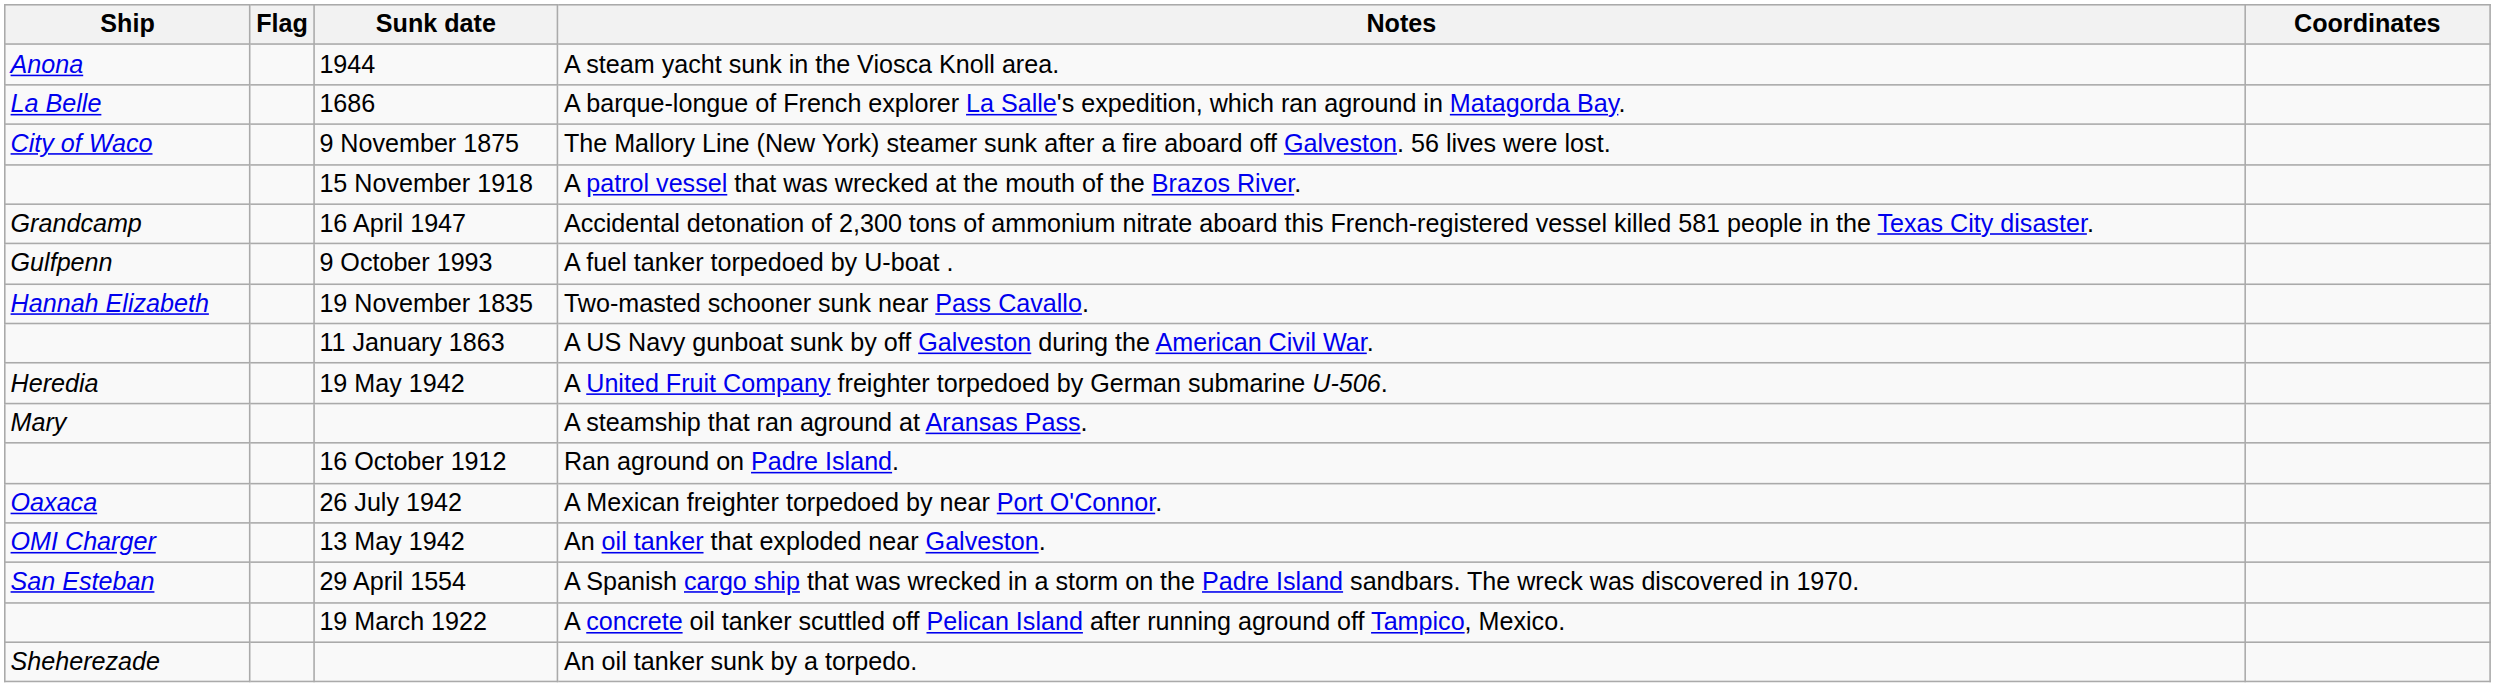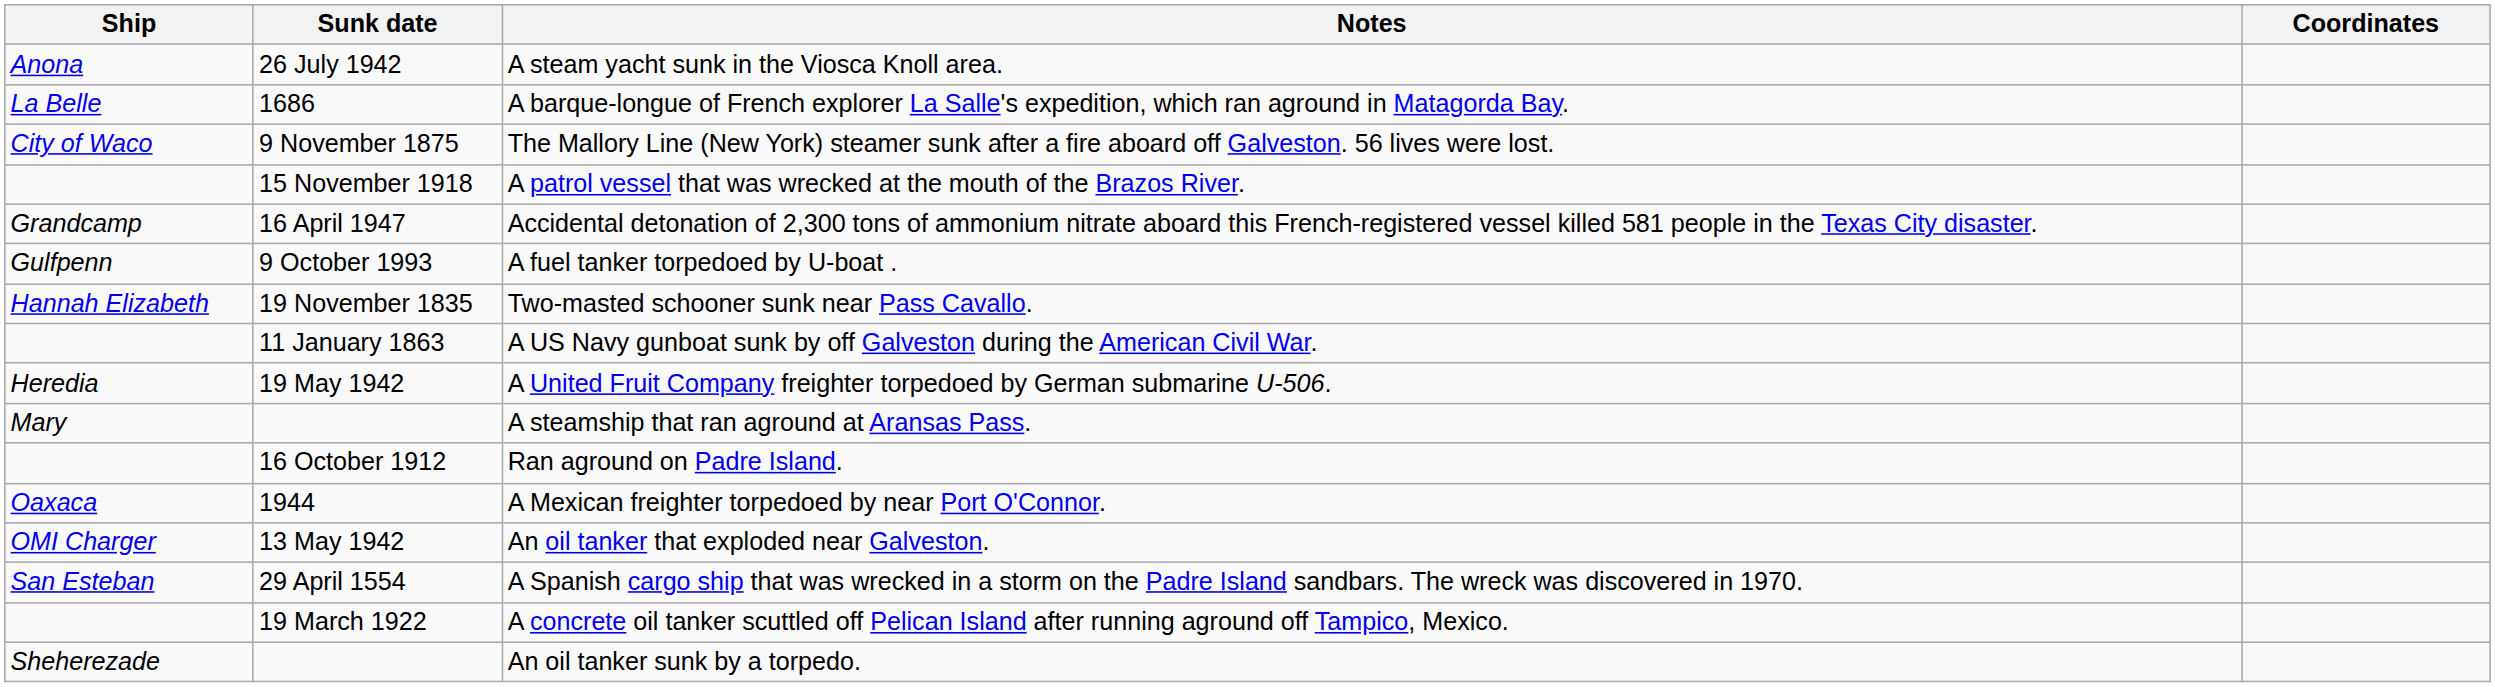- column: (282, 24)
(347, 64) 1944 -> (330, 64) 26 July 1942
(391, 502) 26 July 1942 -> (287, 502) 1944
